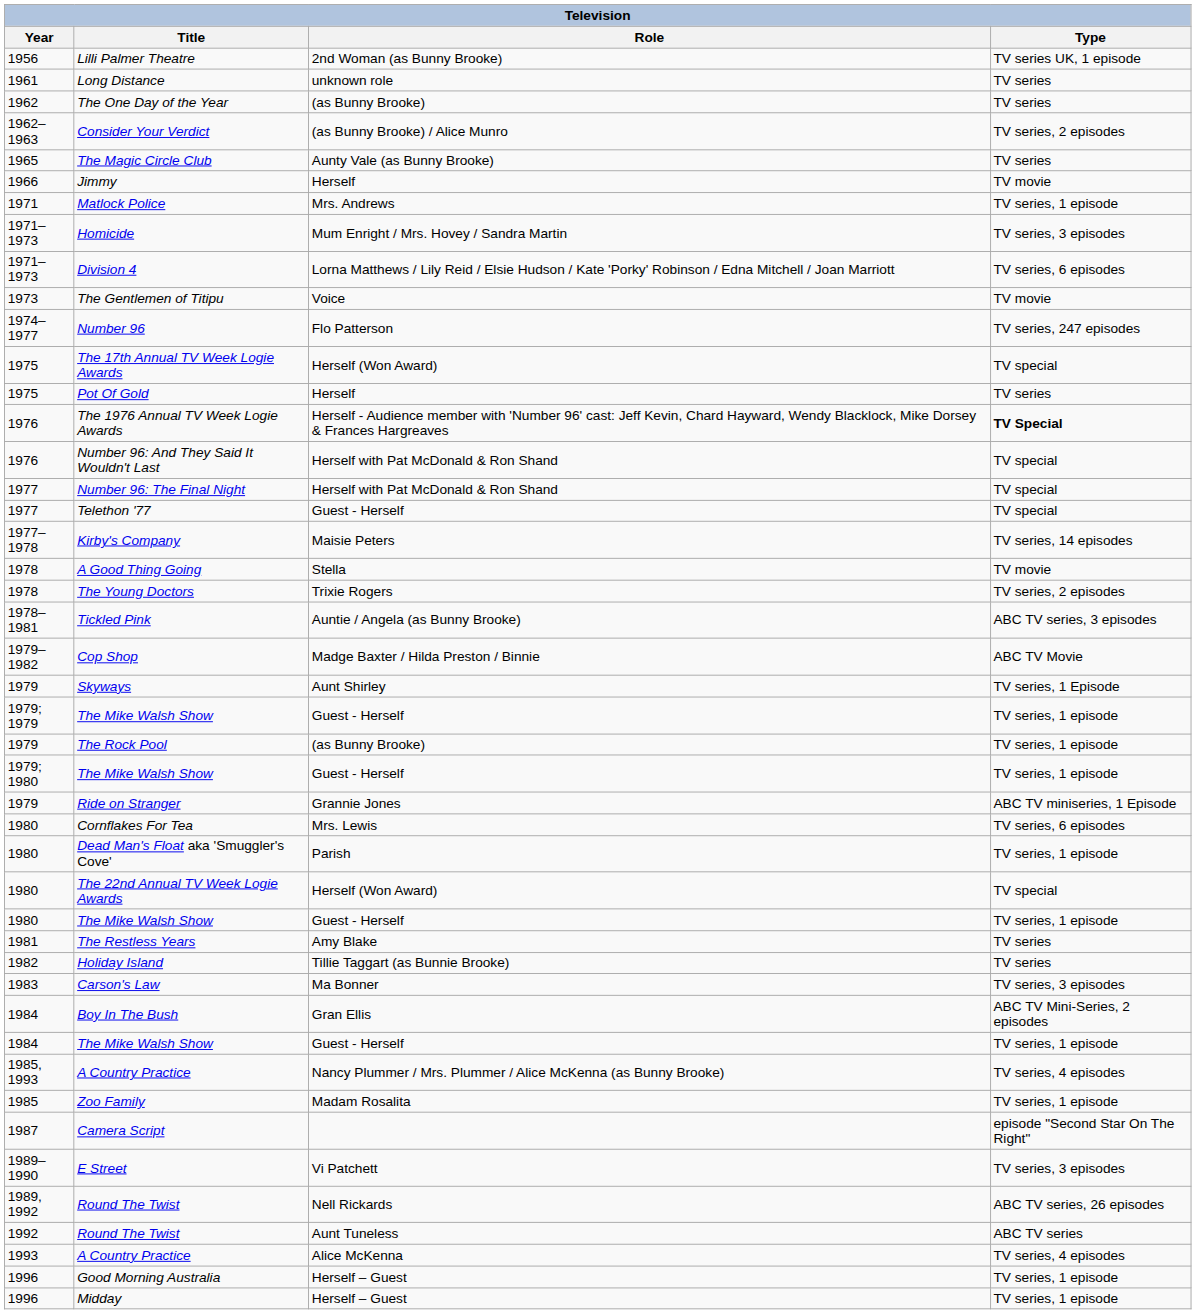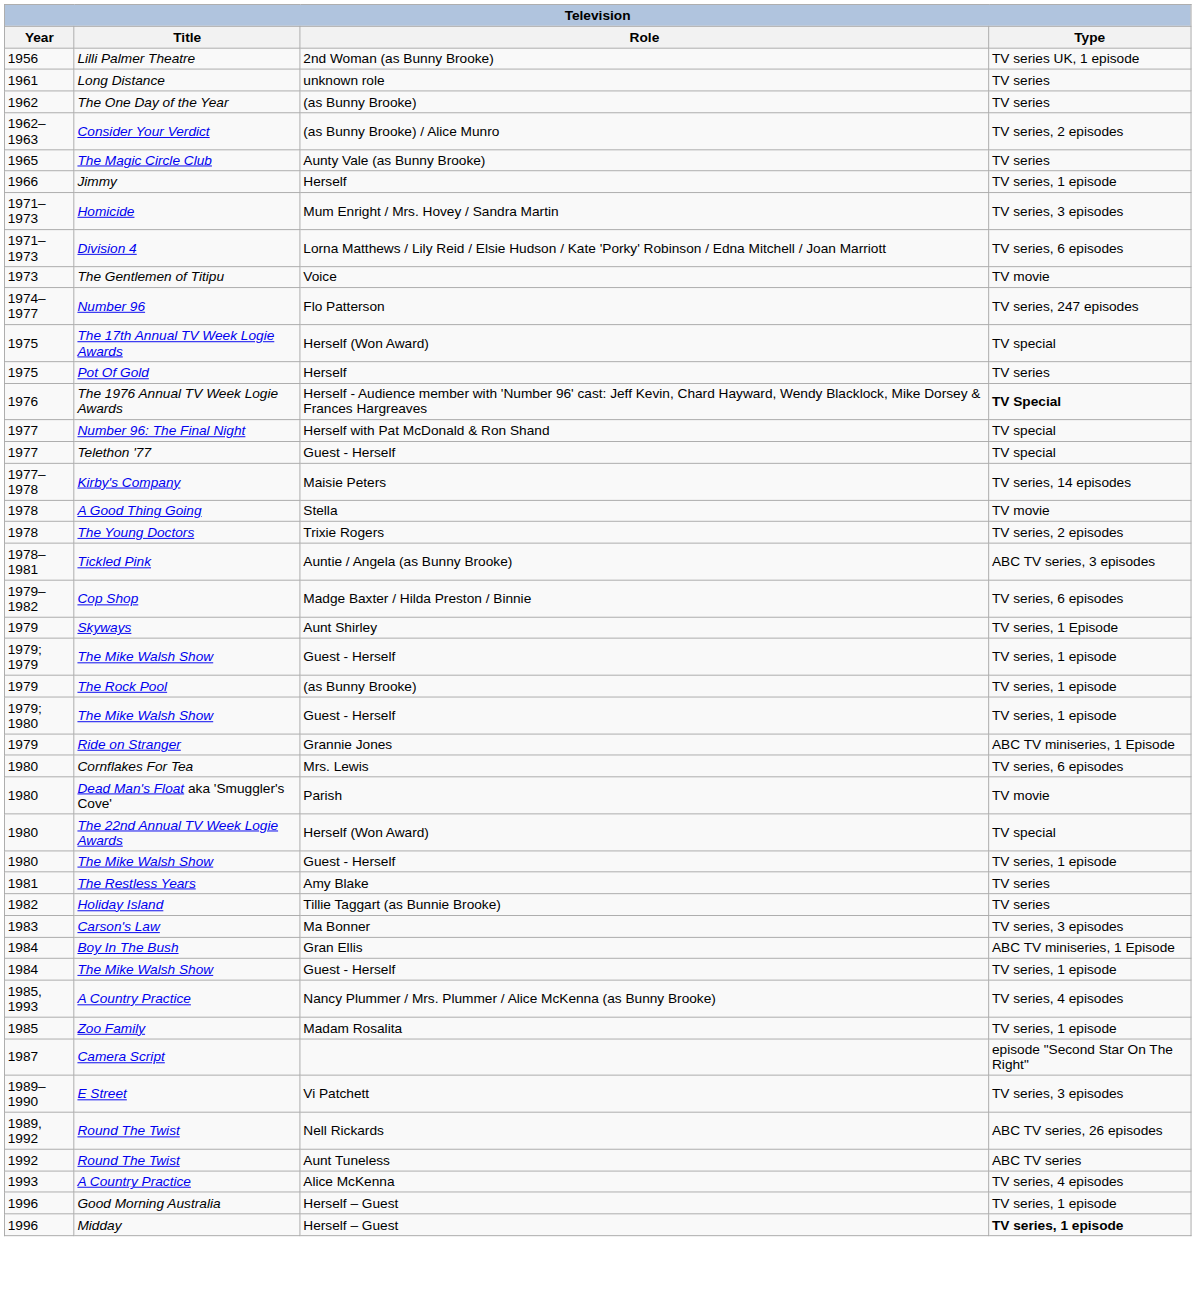(1022, 182) TV movie -> (1054, 182) TV series, 1 episode
- row: (23, 204)
- row: (23, 460)
(1038, 657) ABC TV Movie -> (1058, 599) TV series, 6 episodes
(1056, 854) TV series, 1 episode -> (1021, 796) TV movie
(1062, 1014) ABC TV Mini-Series, 2 episodes -> (1083, 948) ABC TV miniseries, 1 Episode
(1056, 1299) normal -> (1058, 1225) bold
